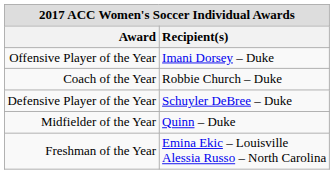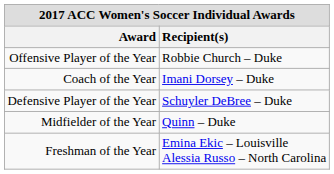(218, 58) Imani Dorsey – Duke -> (222, 58) Robbie Church – Duke
(222, 79) Robbie Church – Duke -> (218, 79) Imani Dorsey – Duke
